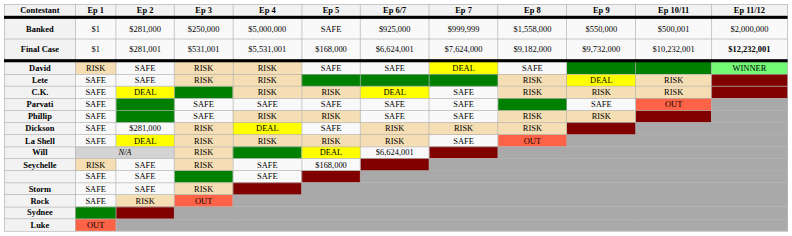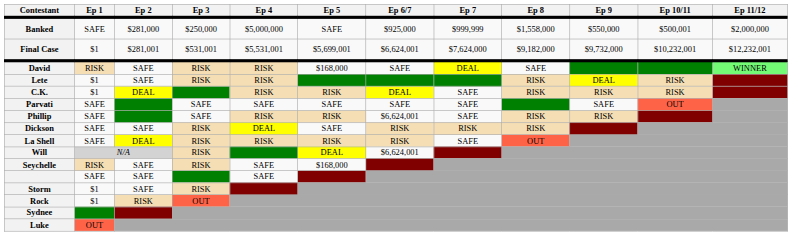(96, 29) $1 -> (95, 29) SAFE
(331, 49) $168,000 -> (332, 49) $5,699,001
(749, 49) bold -> (750, 49) normal
(331, 68) SAFE -> (332, 68) $168,000
(96, 80) SAFE -> (95, 80) $1
(96, 92) SAFE -> (95, 92) $1
(395, 116) SAFE -> (400, 116) $6,624,001
(145, 128) $281,000 -> (143, 128) SAFE
(96, 188) SAFE -> (95, 188) $1
(96, 200) SAFE -> (95, 200) $1
